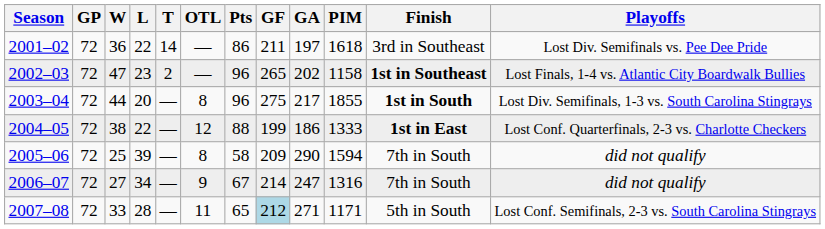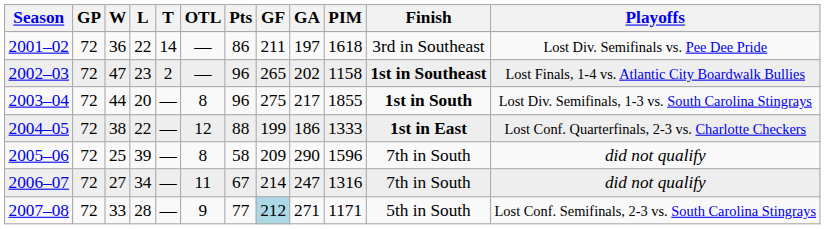(345, 155) 1594 -> (345, 155) 1596
(203, 182) 9 -> (203, 182) 11
(203, 210) 11 -> (203, 210) 9
(241, 210) 65 -> (241, 210) 77
